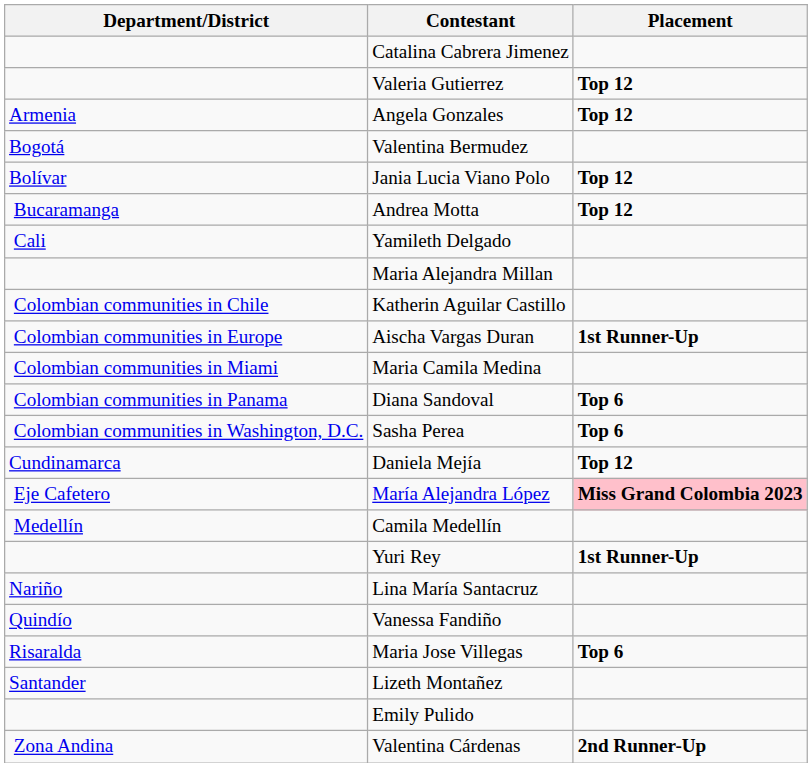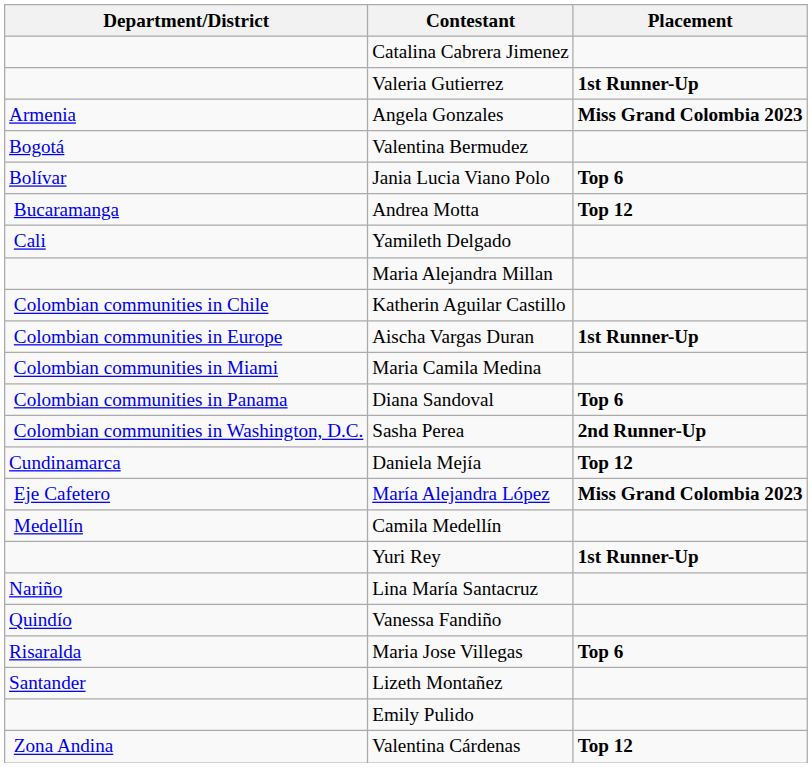(605, 83) Top 12 -> (638, 83) 1st Runner-Up
(605, 115) Top 12 -> (690, 115) Miss Grand Colombia 2023
(605, 178) Top 12 -> (601, 178) Top 6
(601, 431) Top 6 -> (642, 431) 2nd Runner-Up
(690, 494) pink background -> (690, 494) no background
(642, 746) 2nd Runner-Up -> (605, 746) Top 12
